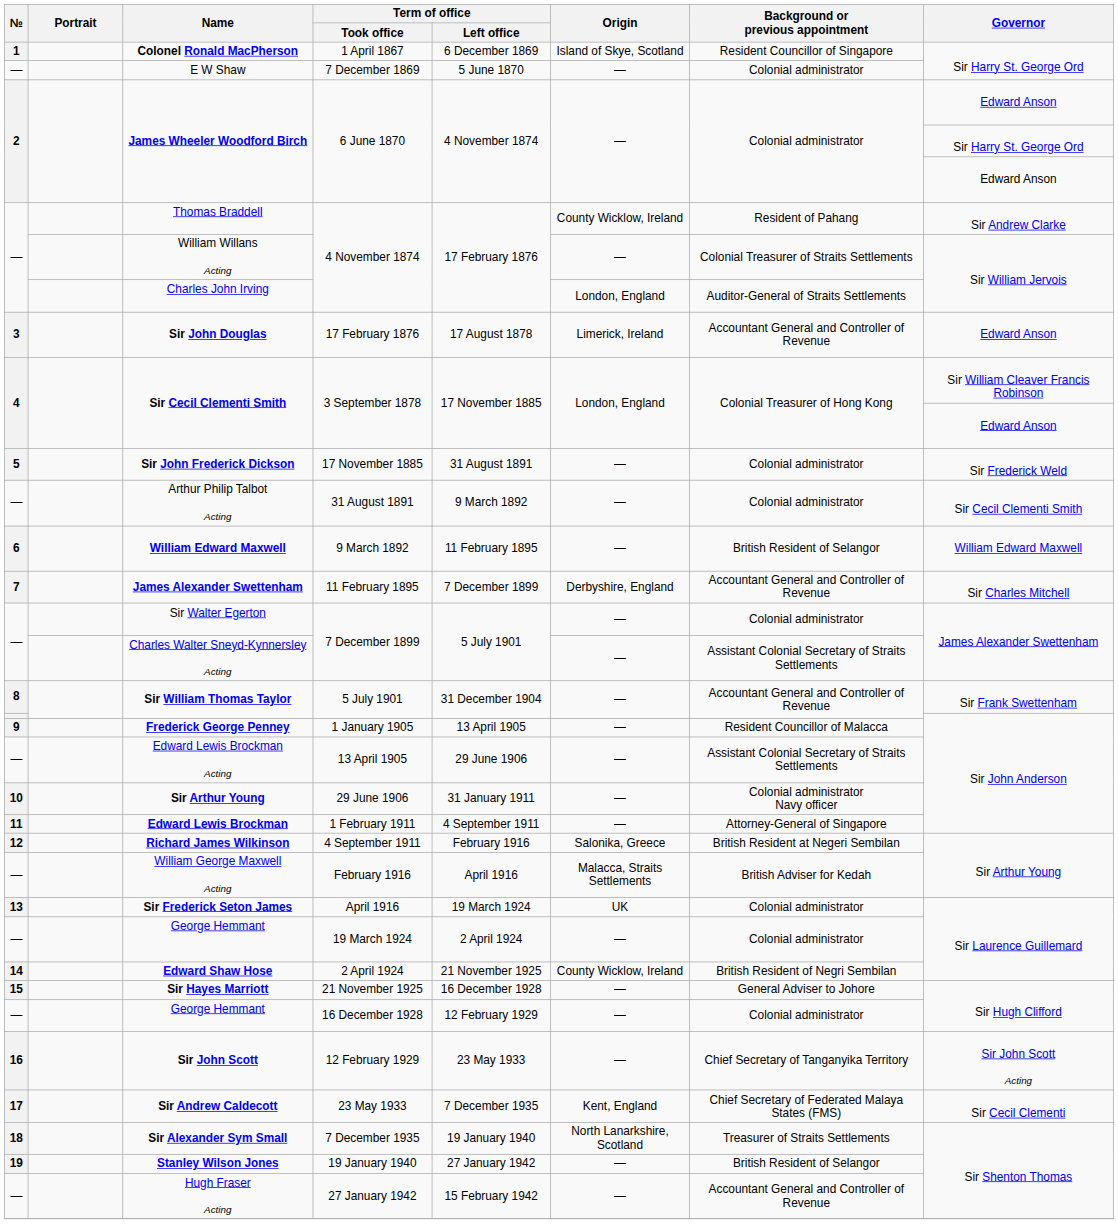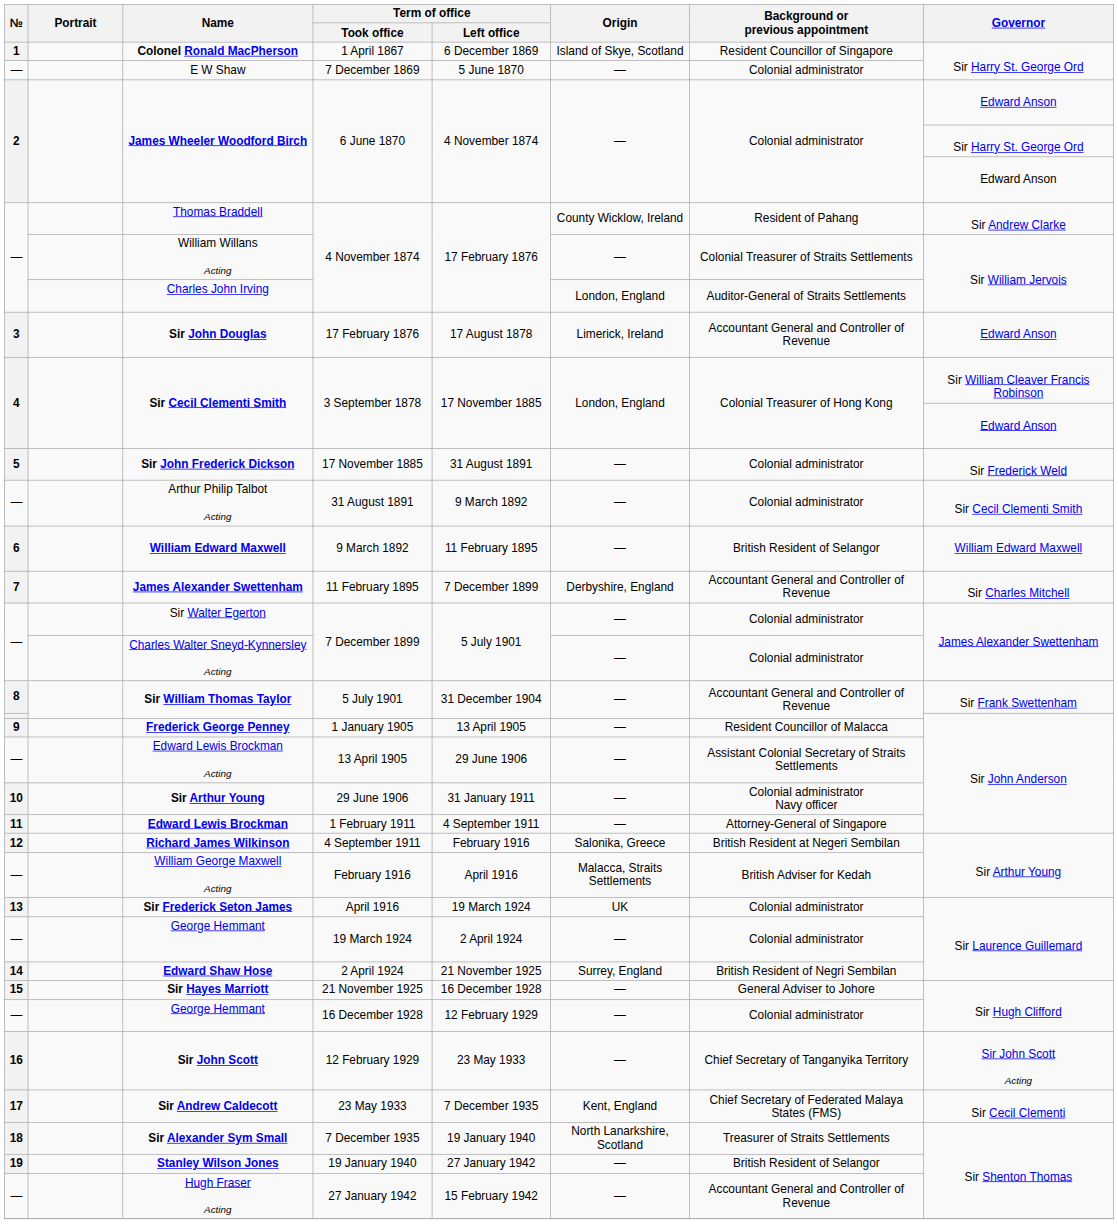(806, 658) Assistant Colonial Secretary of Straits Settlements -> (806, 658) Colonial administrator
(620, 971) County Wicklow, Ireland -> (620, 971) Surrey, England
